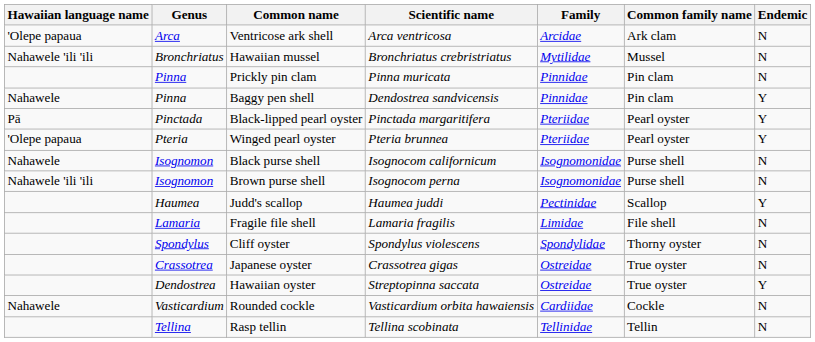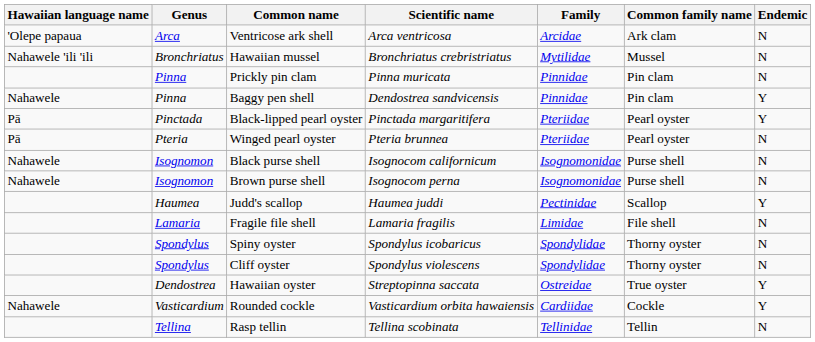(44, 139) 'Olepe papaua -> (14, 139) Pā
(762, 139) Y -> (762, 139) N
(50, 181) Nahawele 'ili 'ili -> (34, 181) Nahawele
+ row: (263, 243)
- row: (271, 264)
(762, 306) N -> (762, 306) Y
